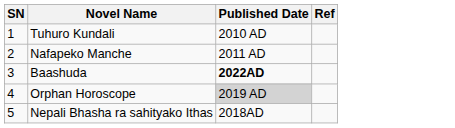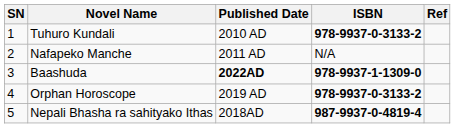+ column: (368, 14)
(243, 93) lightgrey background -> (243, 93) no background
